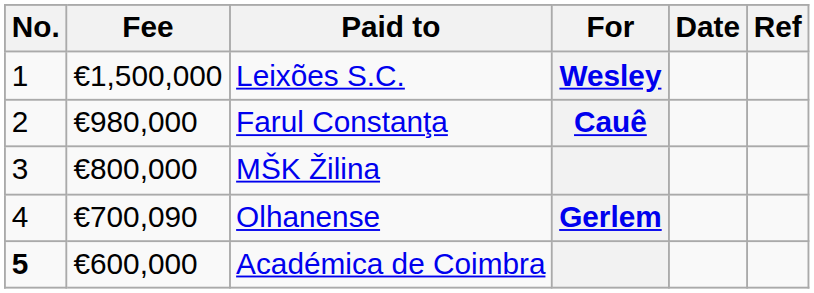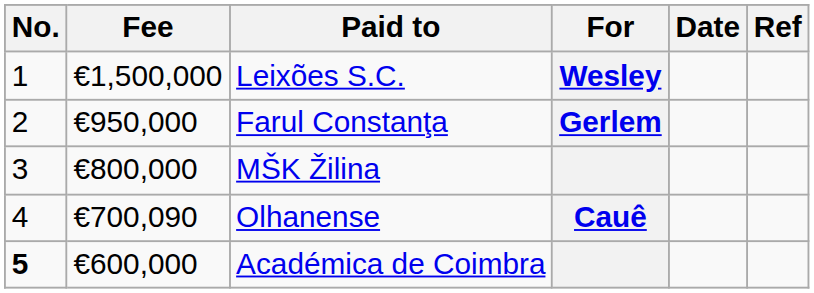(136, 122) €980,000 -> (136, 122) €950,000
(610, 122) Cauê -> (610, 122) Gerlem
(610, 216) Gerlem -> (610, 216) Cauê
